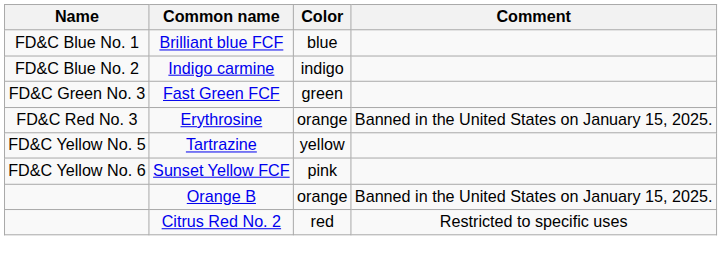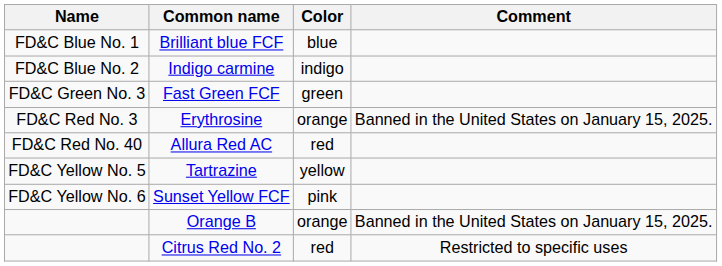+ row: (221, 145)
